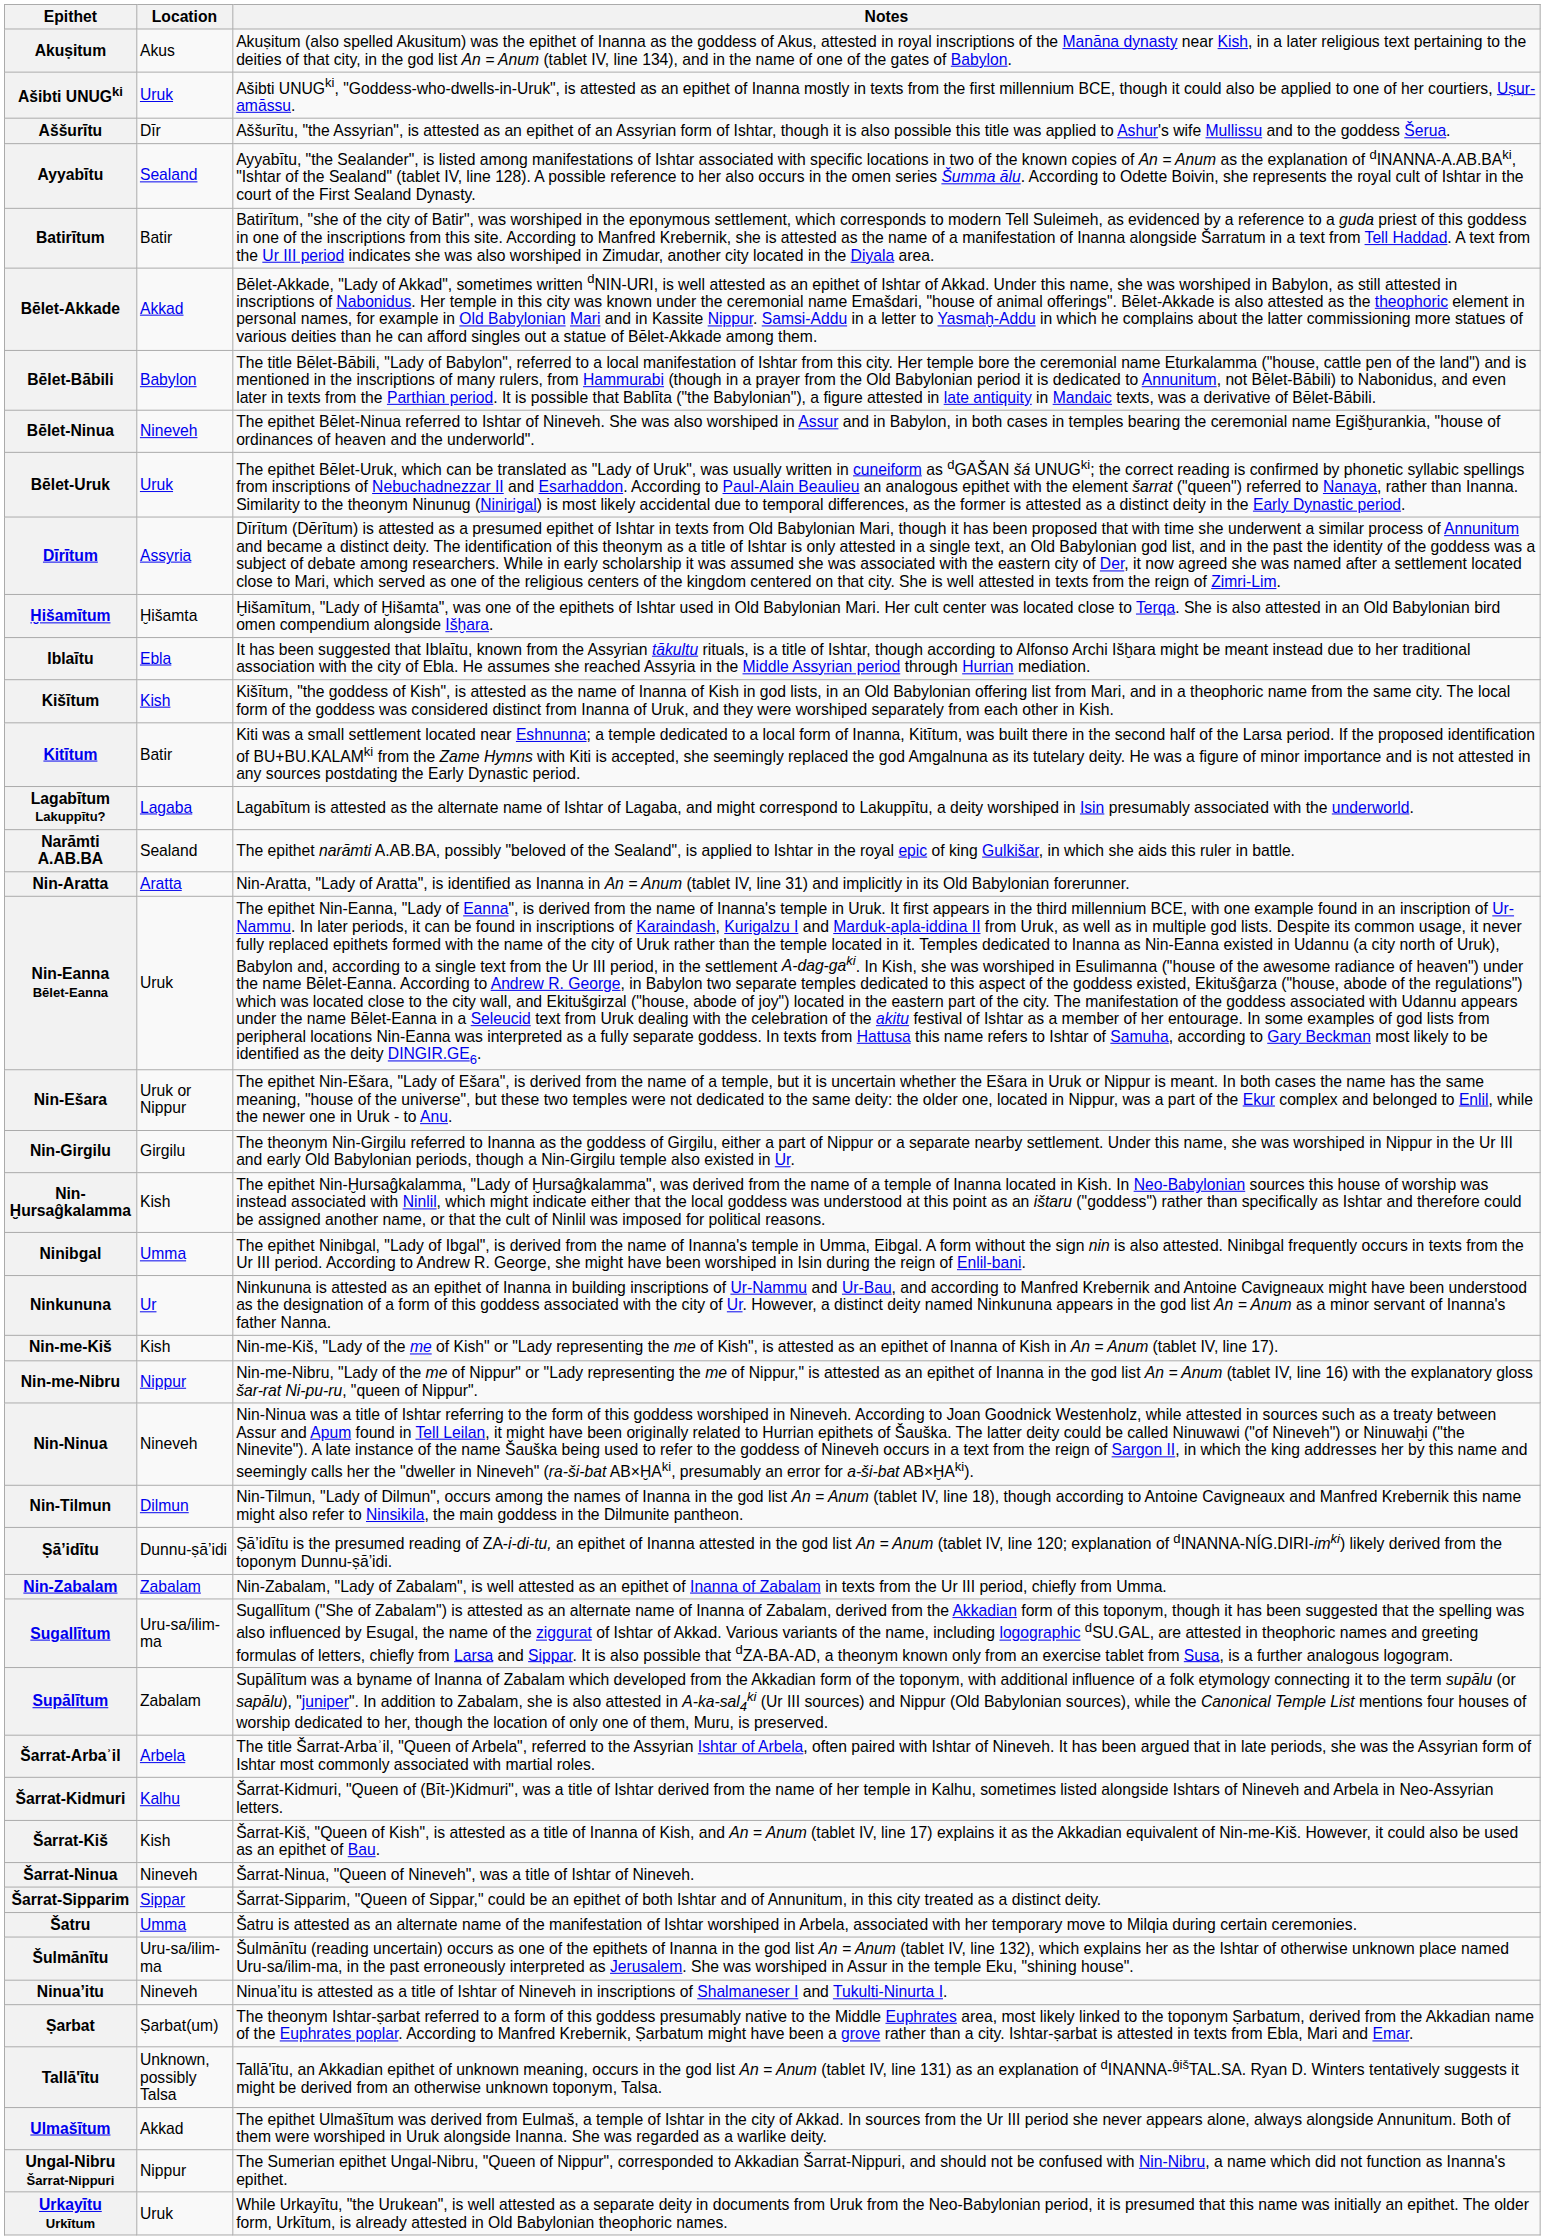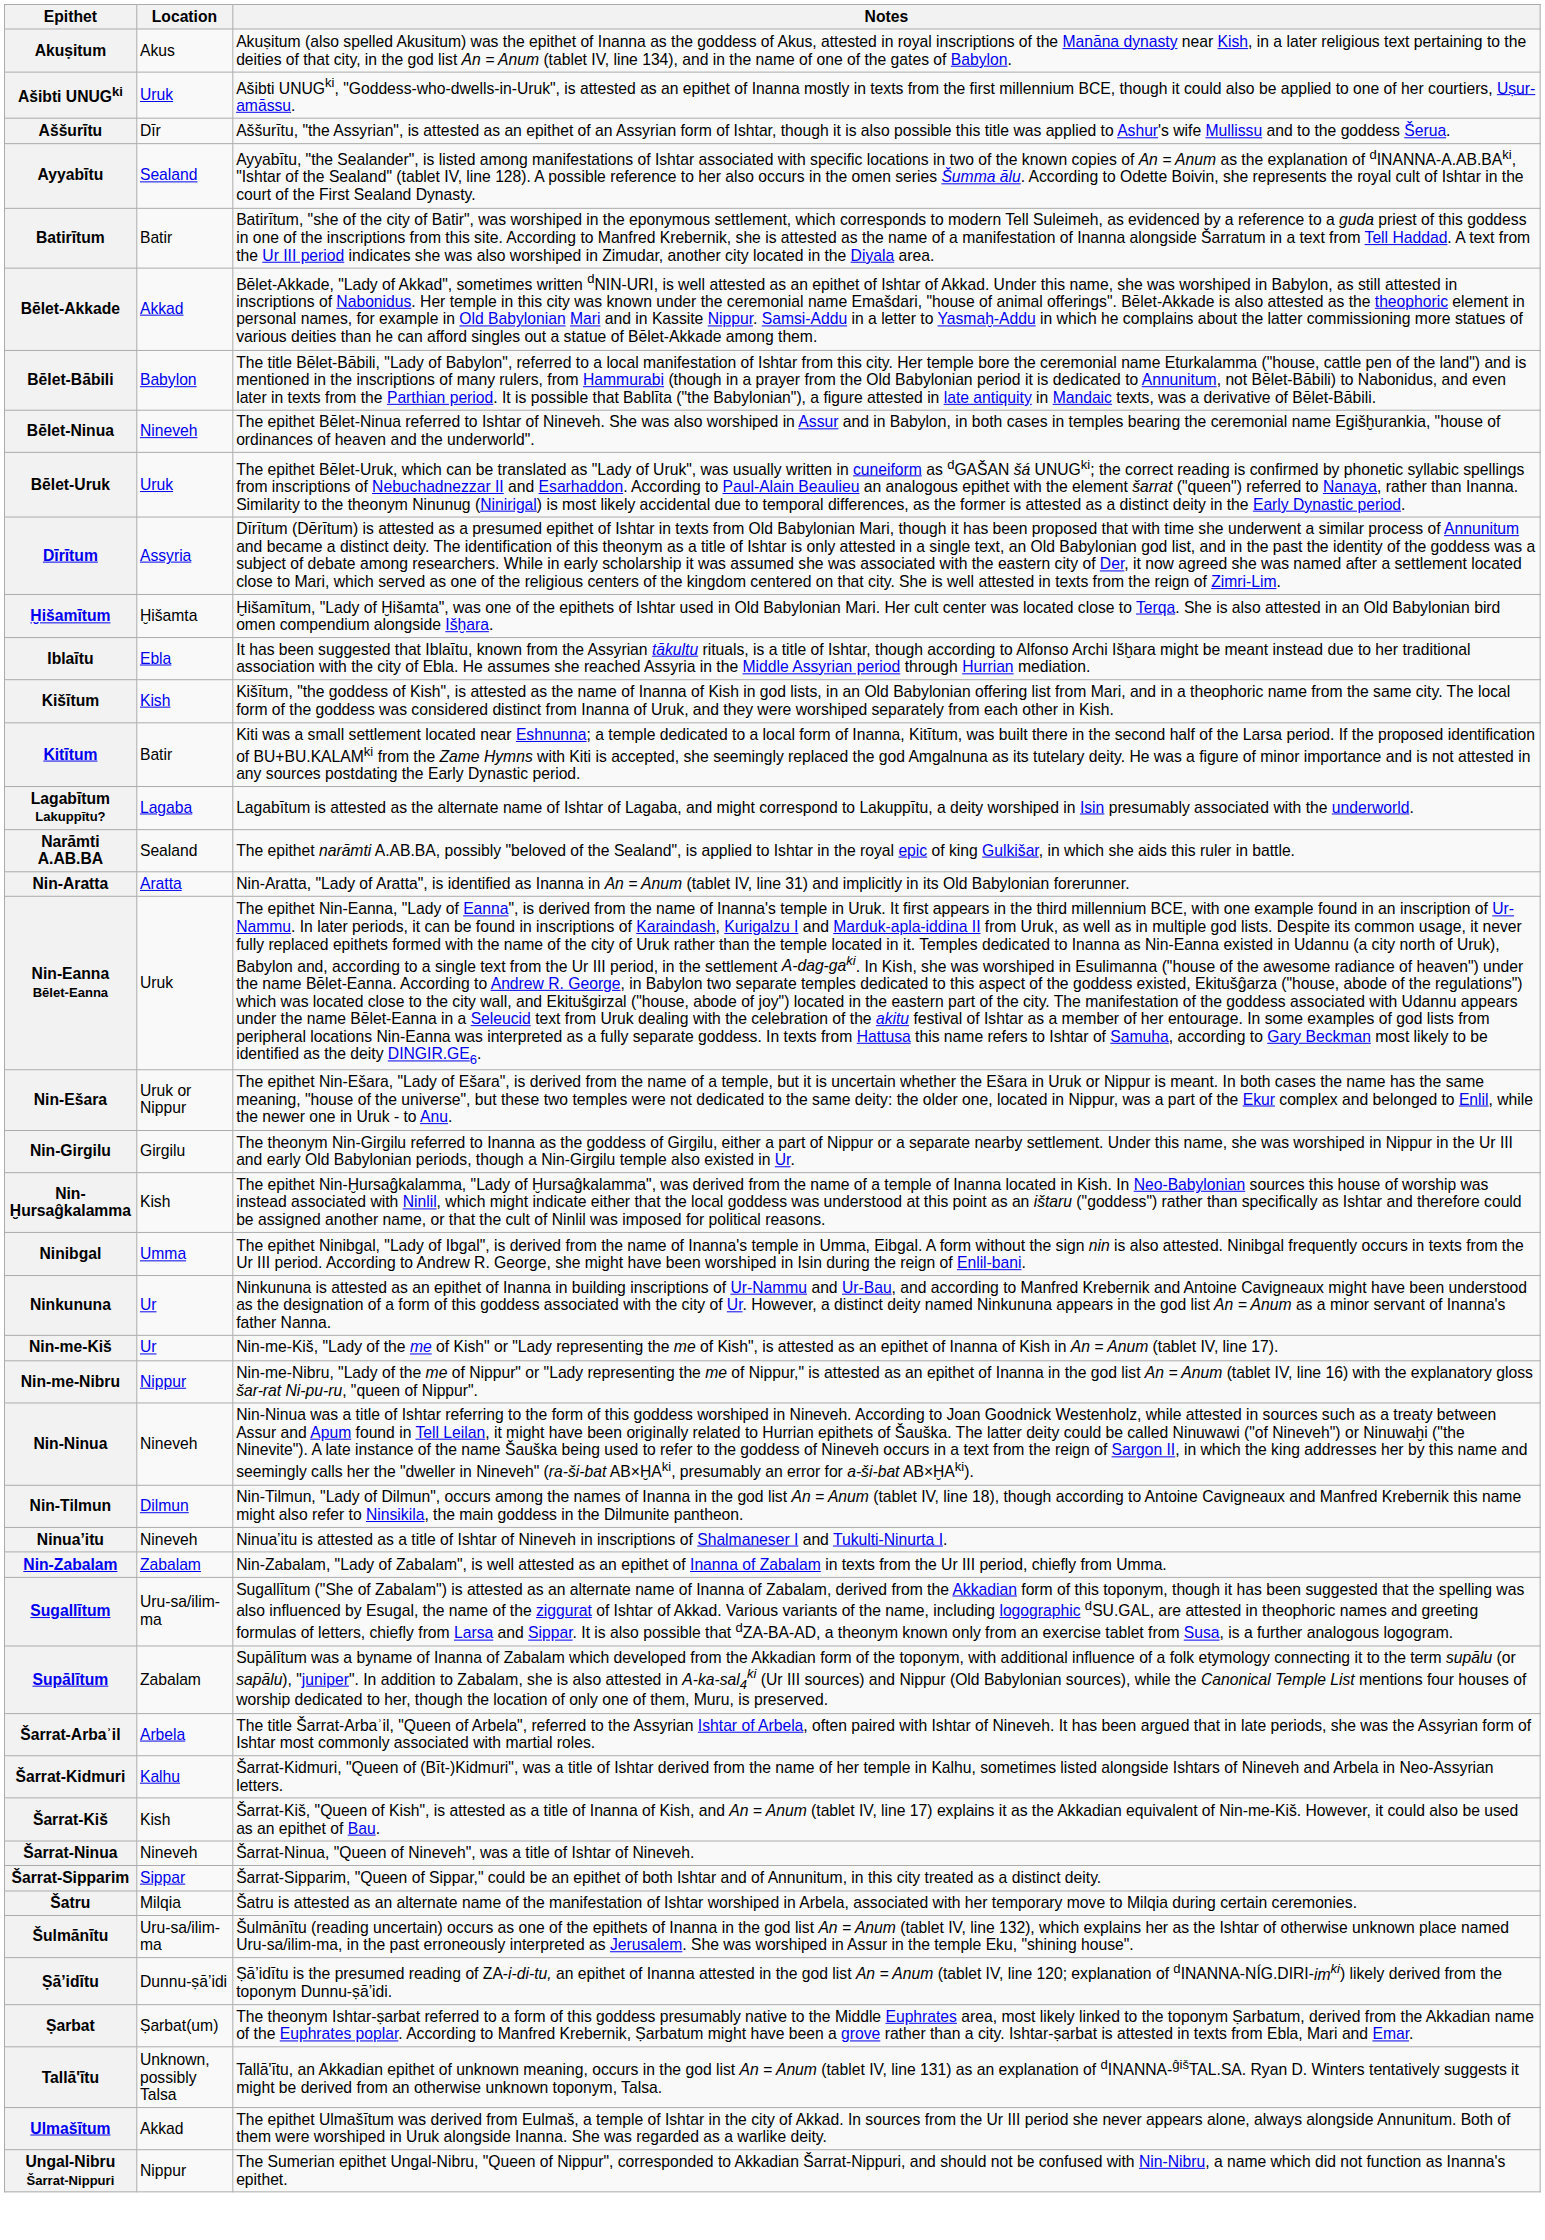(155, 1347) Kish -> (148, 1347) Ur
rows swapped: (70, 1992) <-> (70, 1550)
(163, 1924) Umma -> (160, 1902) Milqia
- row: (70, 2213)
